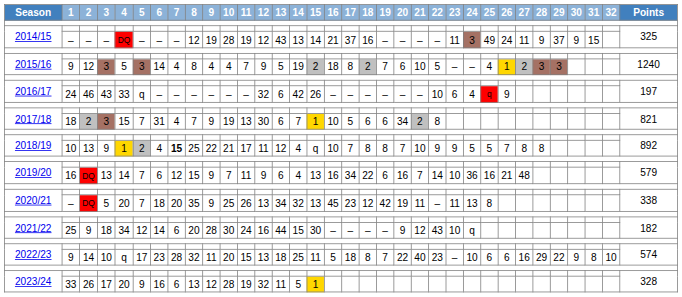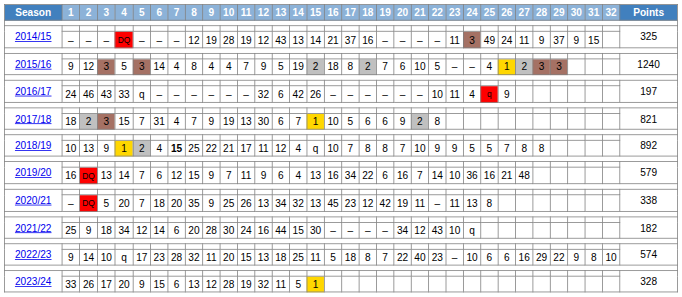(455, 94) 6 -> (455, 94) 11
(403, 121) 34 -> (403, 121) 9
(403, 230) 9 -> (403, 230) 34
(159, 284) 16 -> (159, 284) 15
